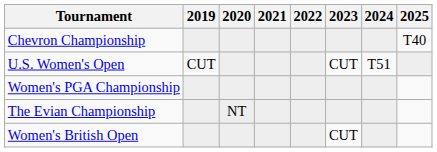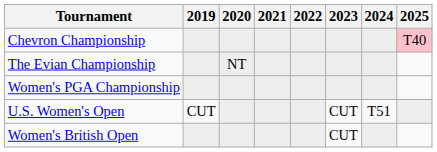(415, 40) no background -> (415, 40) pink background
rows swapped: (66, 64) <-> (82, 111)
